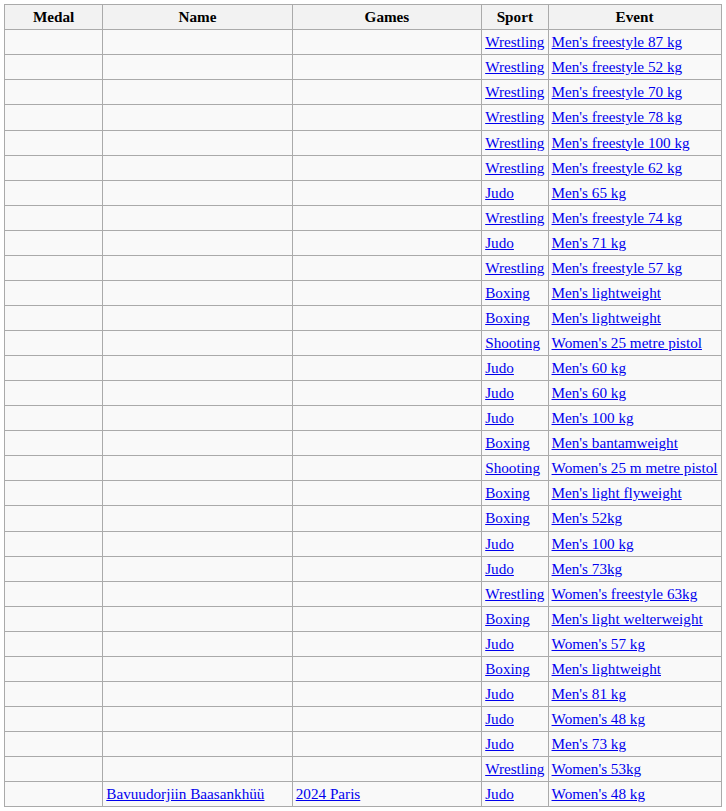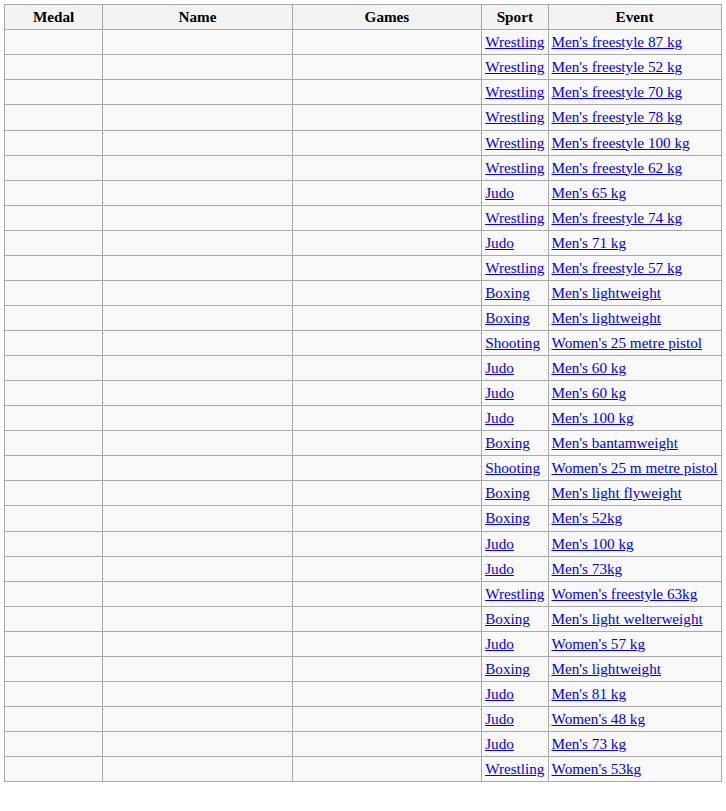- row: (185, 794)
